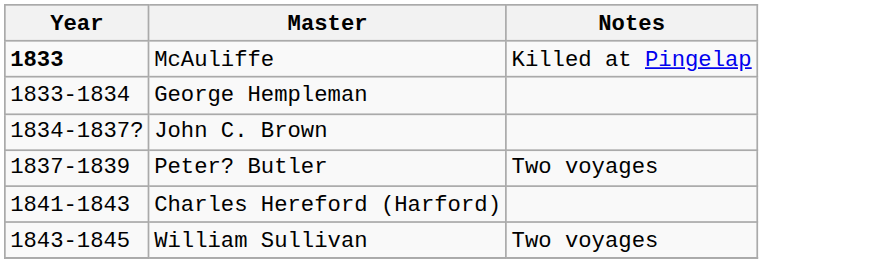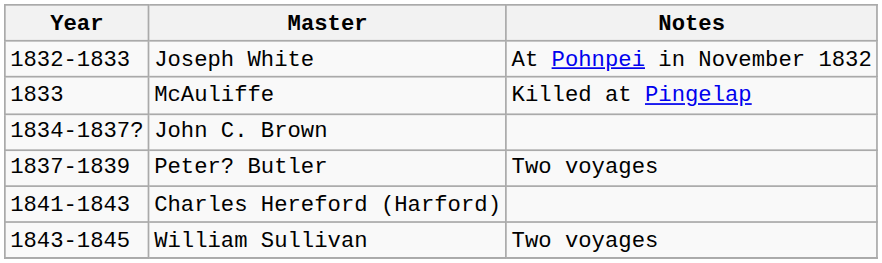+ row: (234, 59)
(37, 59) bold -> (37, 95) normal
- row: (261, 95)
